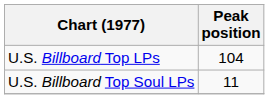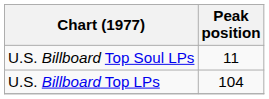rows swapped: (84, 57) <-> (101, 81)
